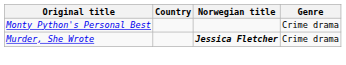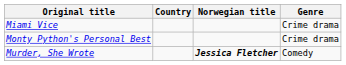+ row: (32, 25)
(310, 39) Crime drama -> (298, 53) Comedy
